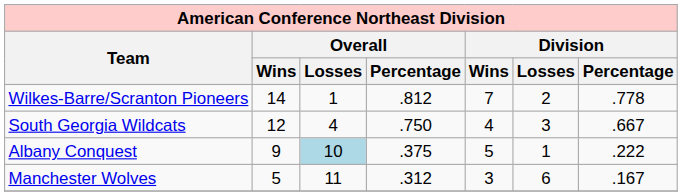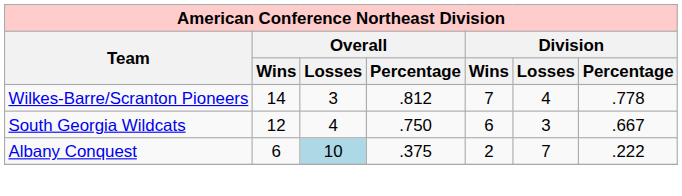(333, 98) 1 -> (333, 98) 3
(546, 98) 2 -> (546, 98) 4
(489, 125) 4 -> (489, 125) 6
(276, 152) 9 -> (276, 152) 6
(489, 152) 5 -> (489, 152) 2
(546, 152) 1 -> (546, 152) 7
- row: (82, 178)
